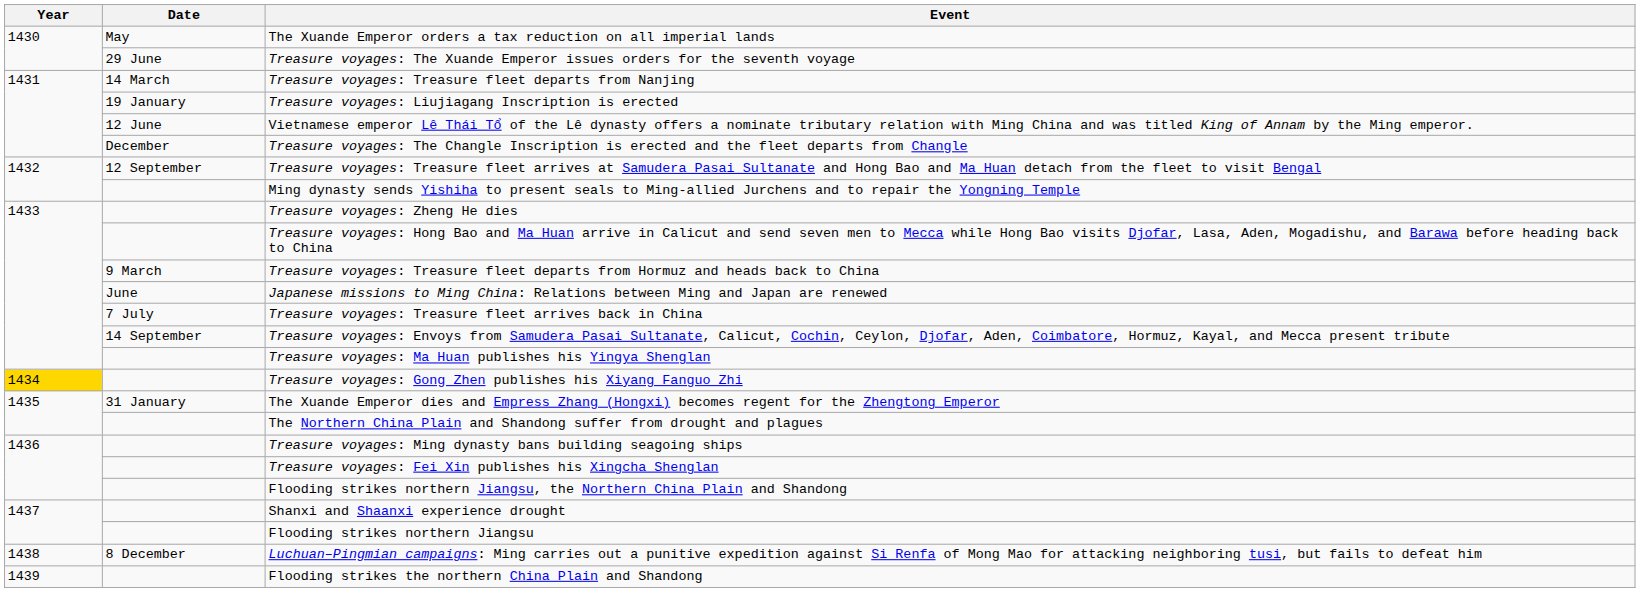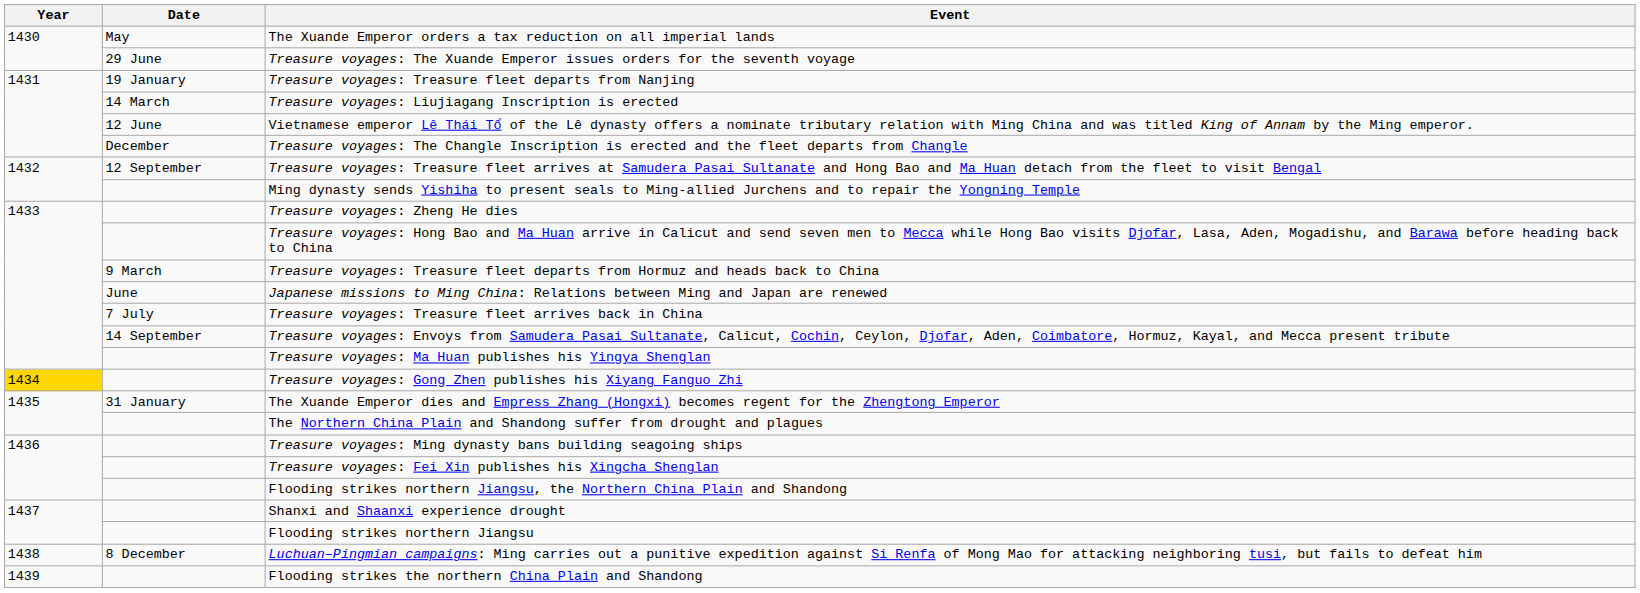(138, 81) 14 March -> (146, 81) 19 January
(146, 103) 19 January -> (138, 103) 14 March
